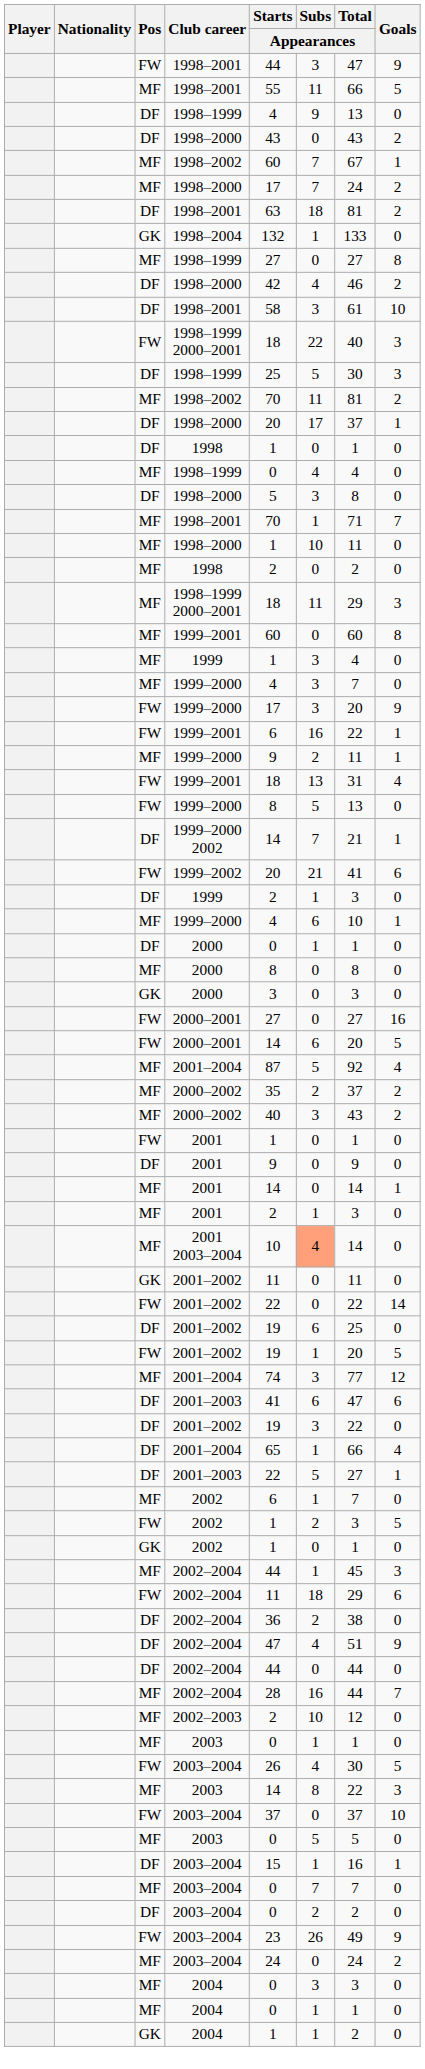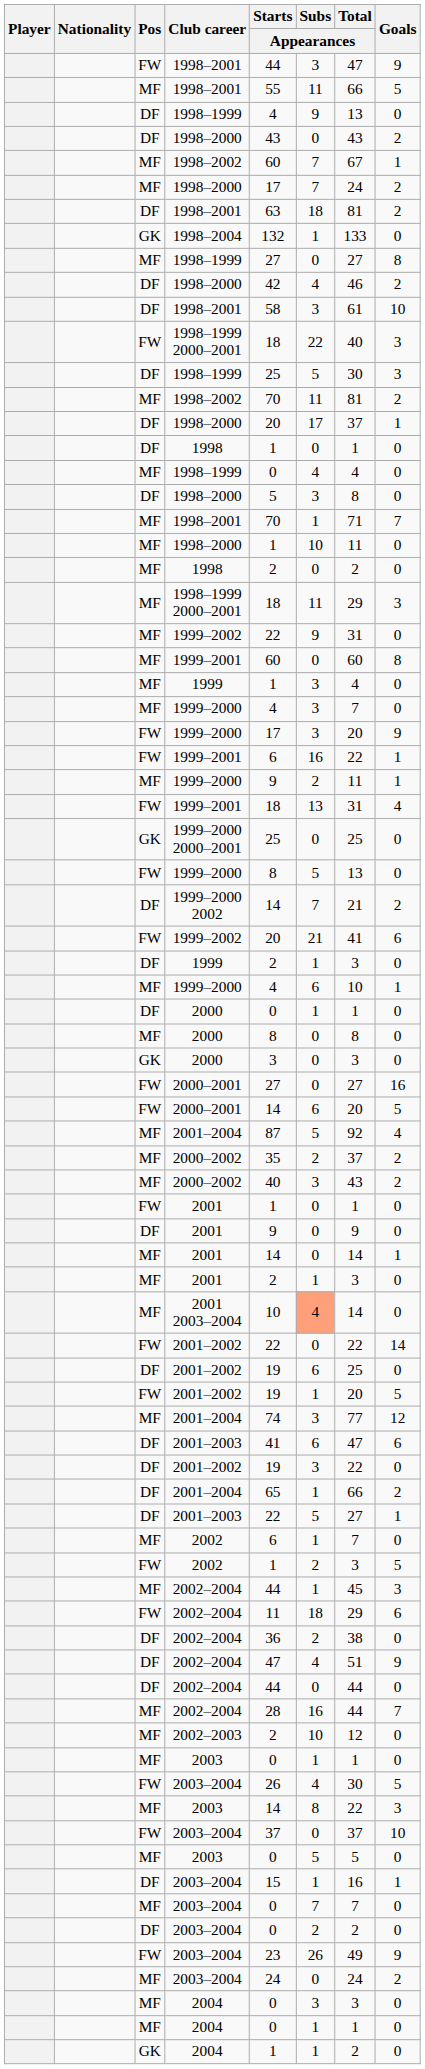+ row: (150, 635)
+ row: (150, 839)
(398, 839) 1 -> (398, 905) 2
- row: (150, 1279)
(398, 1449) 4 -> (398, 1491) 2
- row: (150, 1547)
